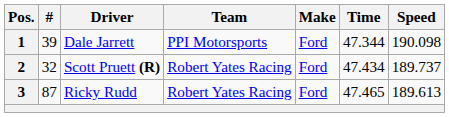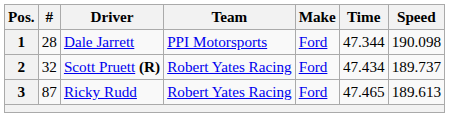(49, 42) 39 -> (49, 42) 28
